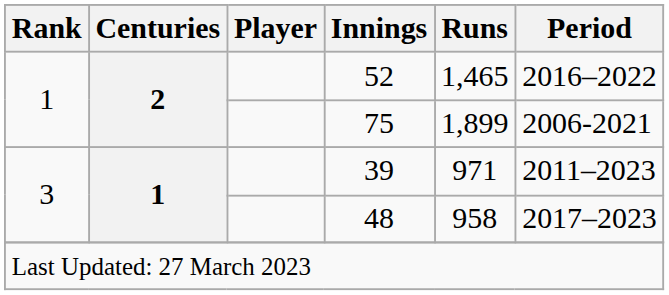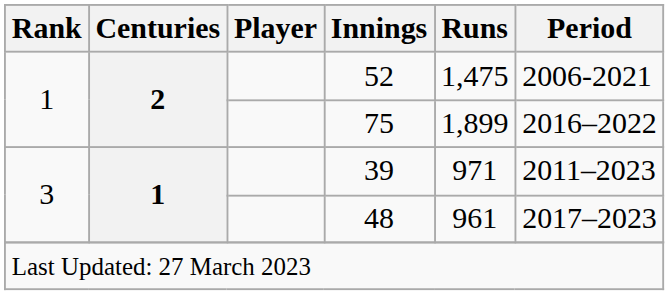(475, 75) 1,465 -> (475, 75) 1,475
(589, 75) 2016–2022 -> (587, 75) 2006-2021
(587, 123) 2006-2021 -> (589, 123) 2016–2022
(475, 218) 958 -> (475, 218) 961
